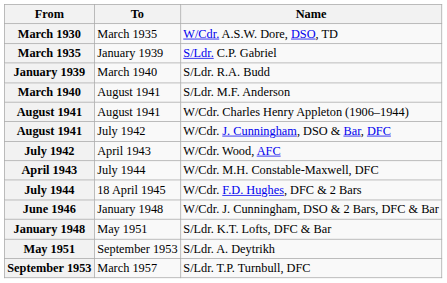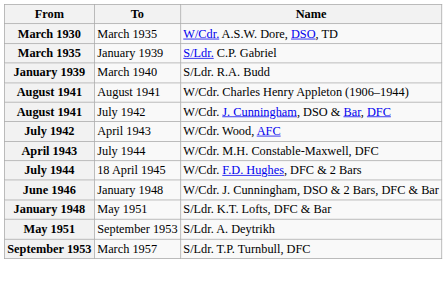- row: (237, 92)
